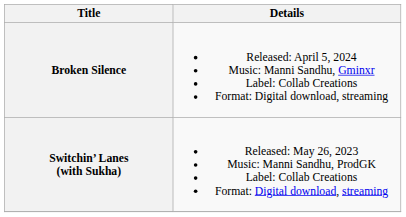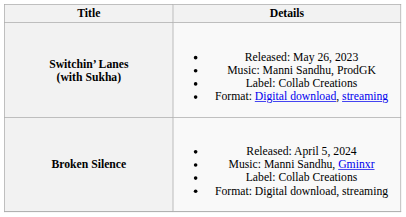rows swapped: (89, 164) <-> (89, 70)
